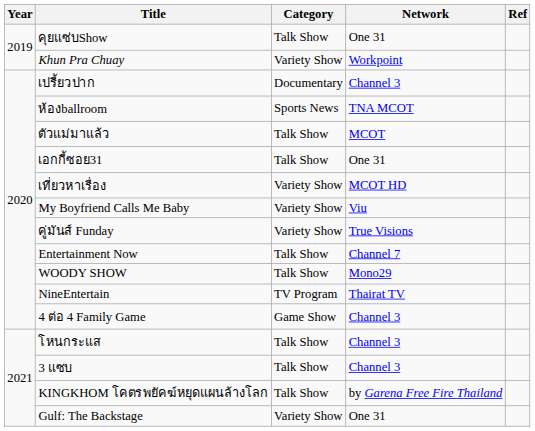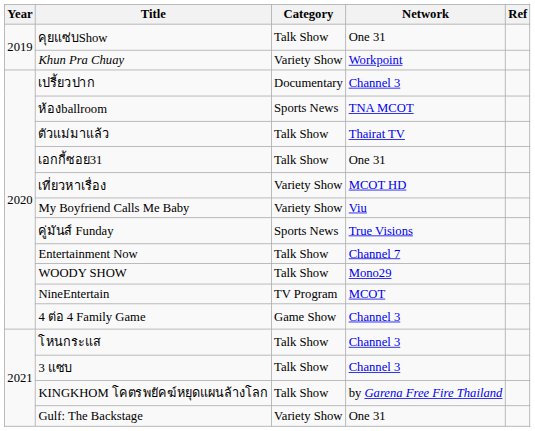(367, 134) MCOT -> (377, 134) Thairat TV
(308, 230) Variety Show -> (306, 230) Sports News
(377, 293) Thairat TV -> (367, 293) MCOT
